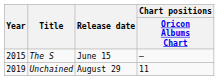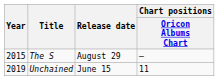(94, 56) June 15 -> (99, 56) August 29
(99, 69) August 29 -> (94, 69) June 15
